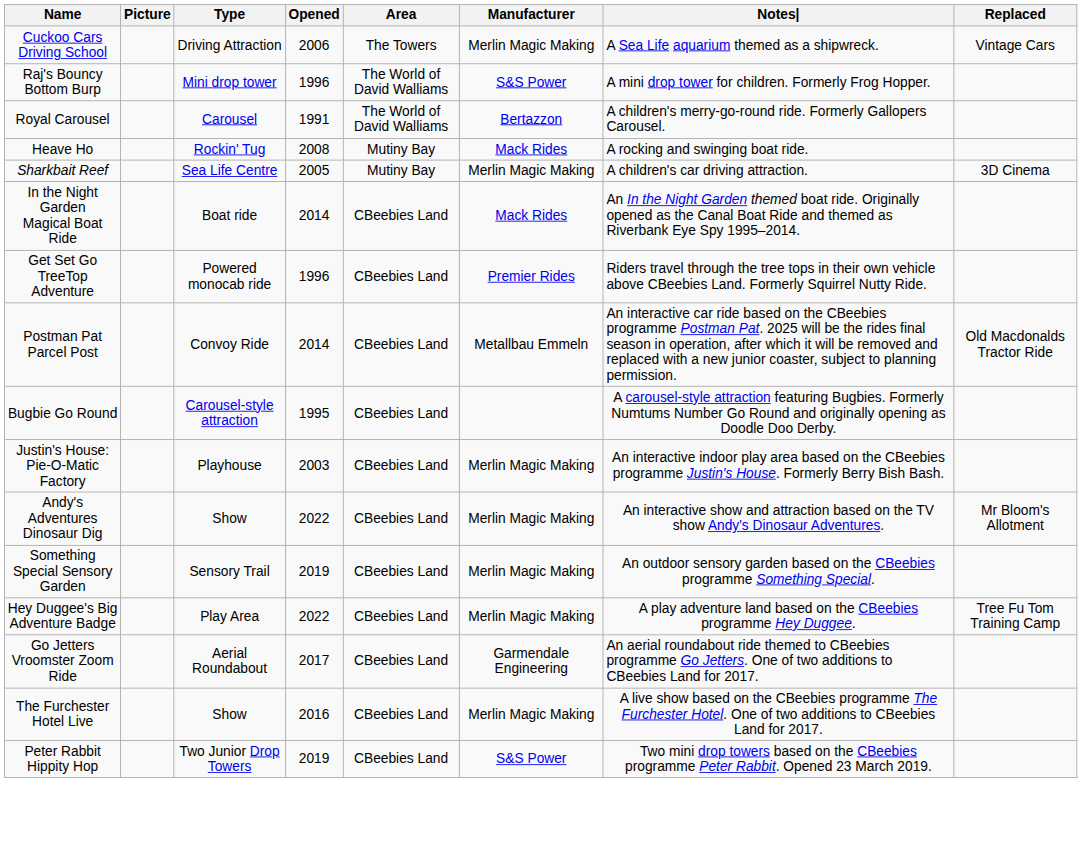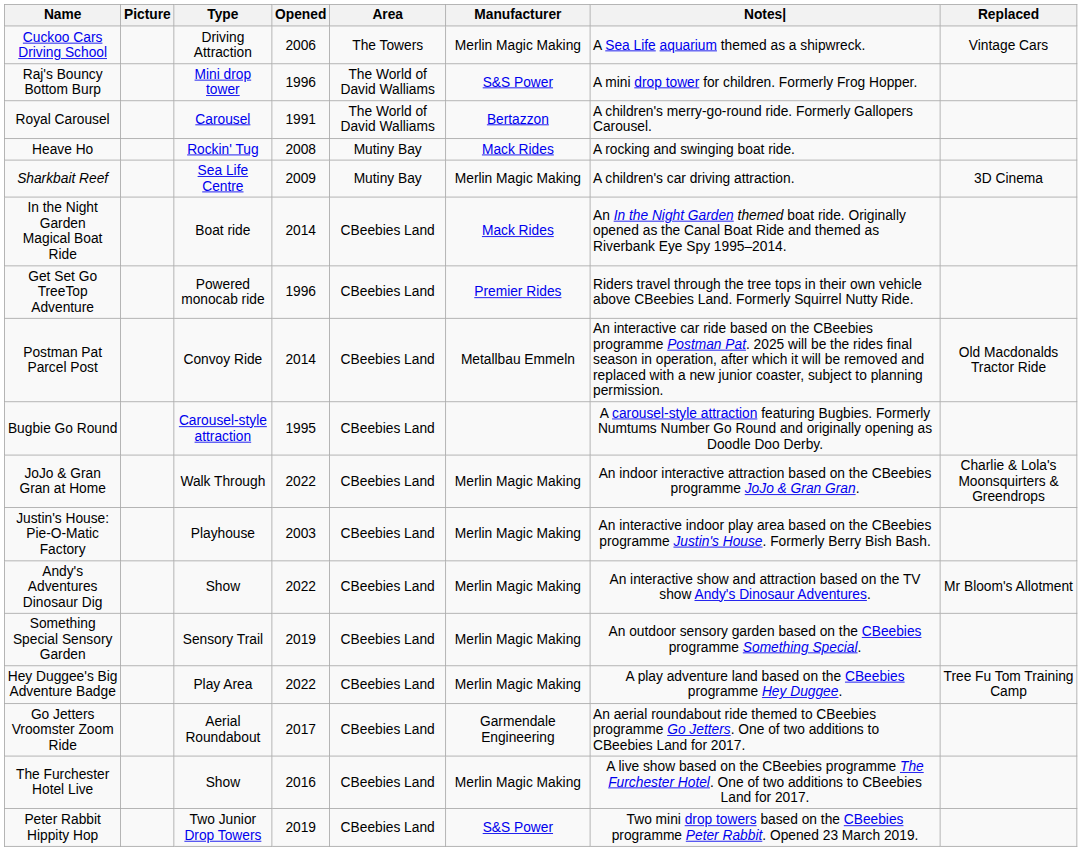(314, 170) 2005 -> (301, 178) 2009
+ row: (63, 481)
